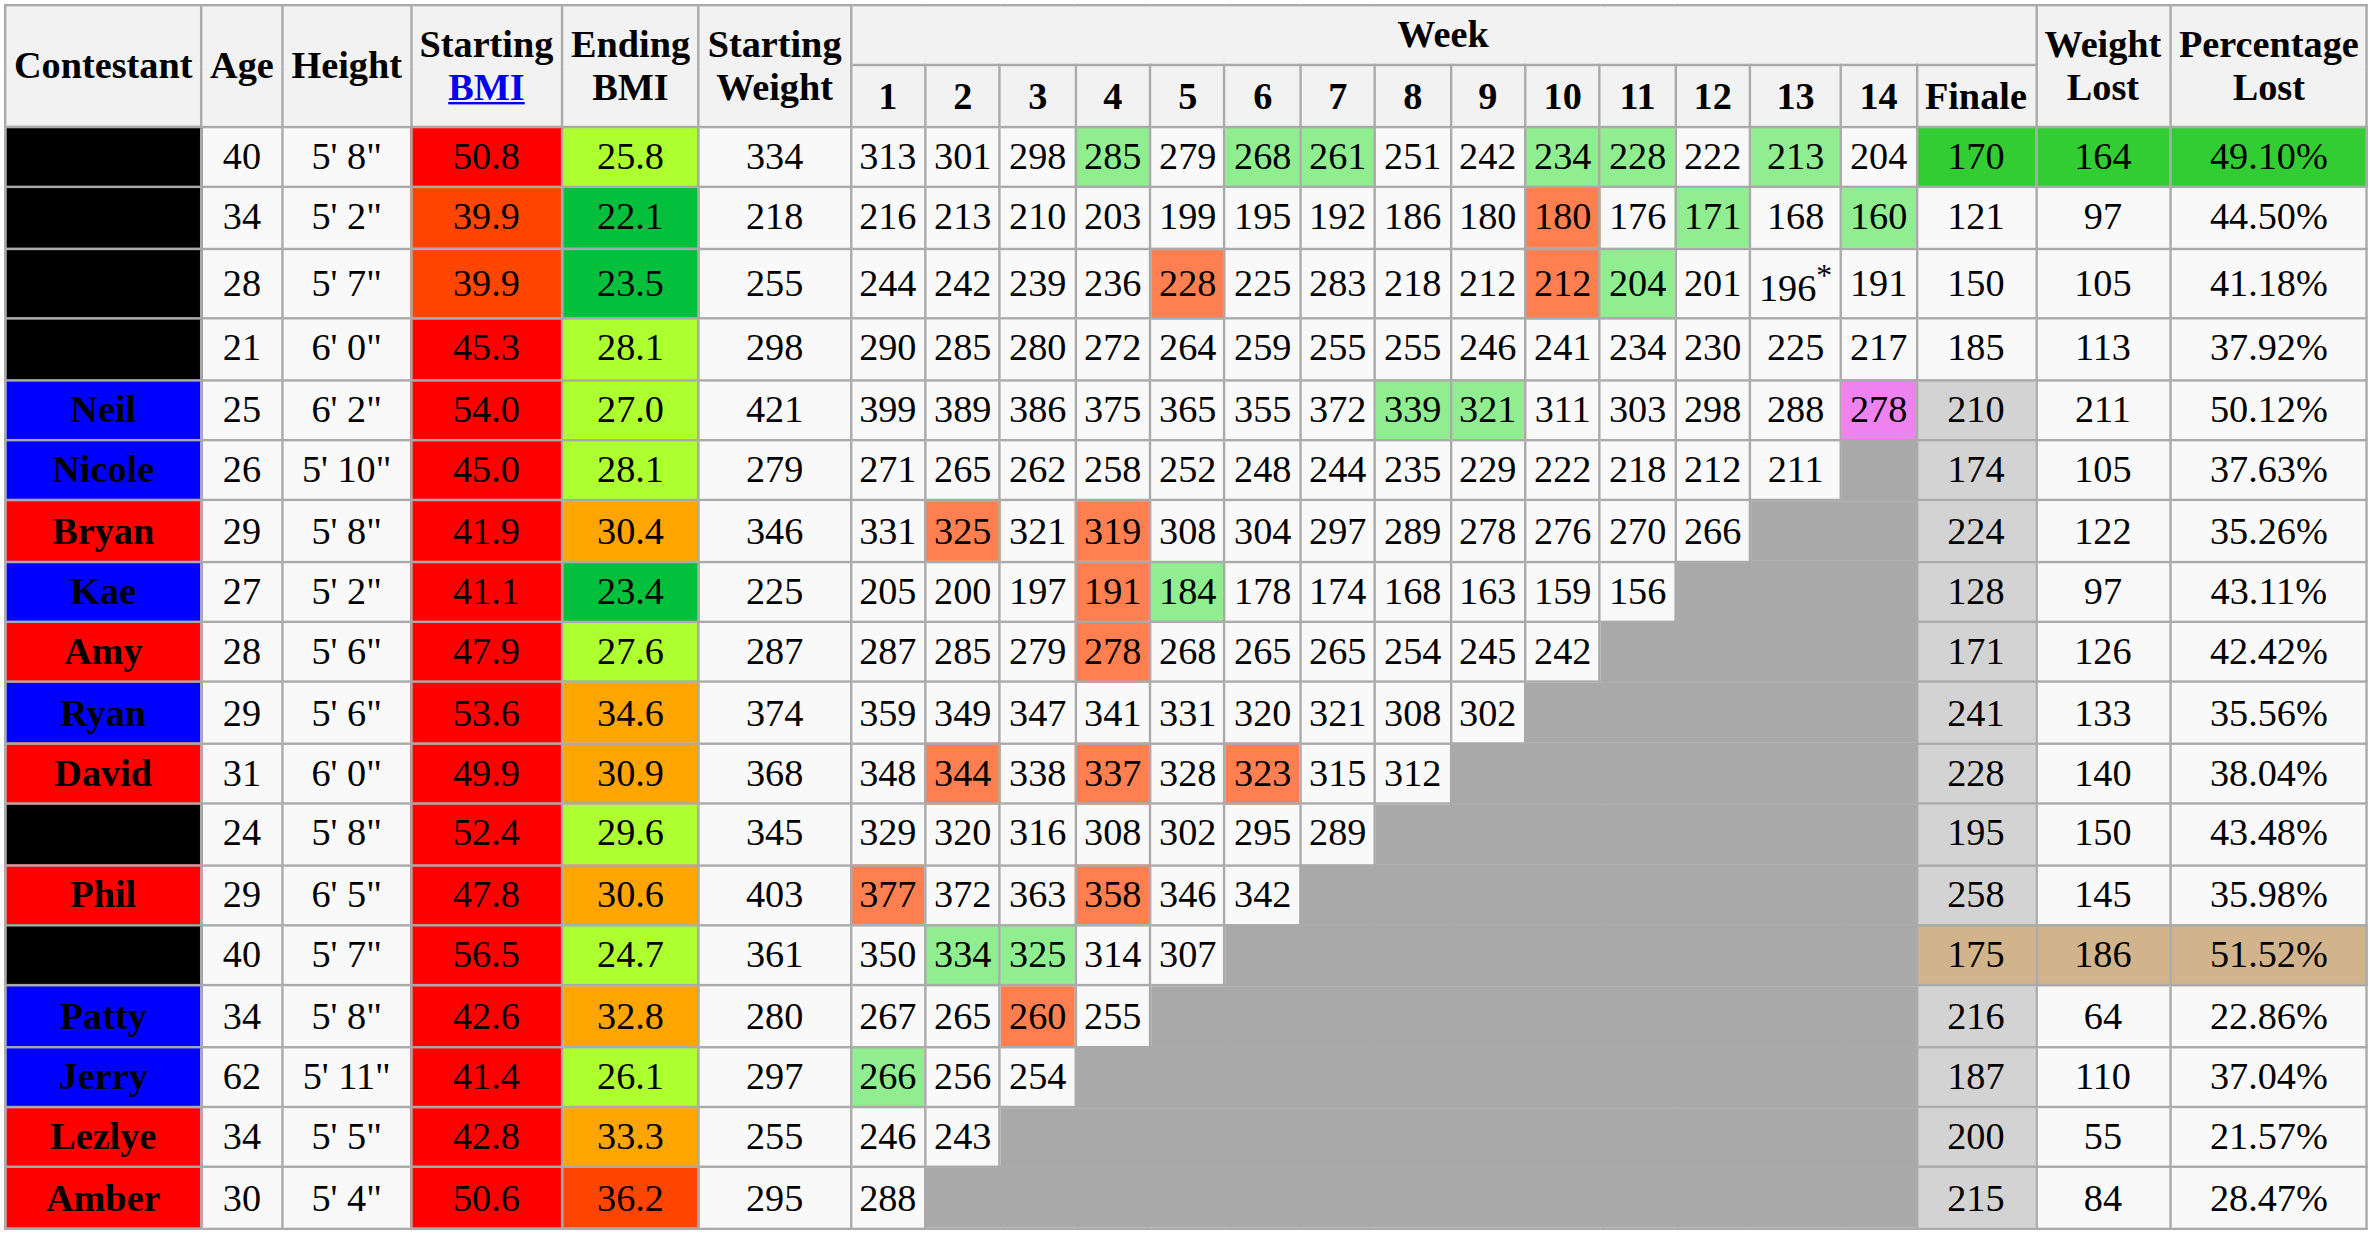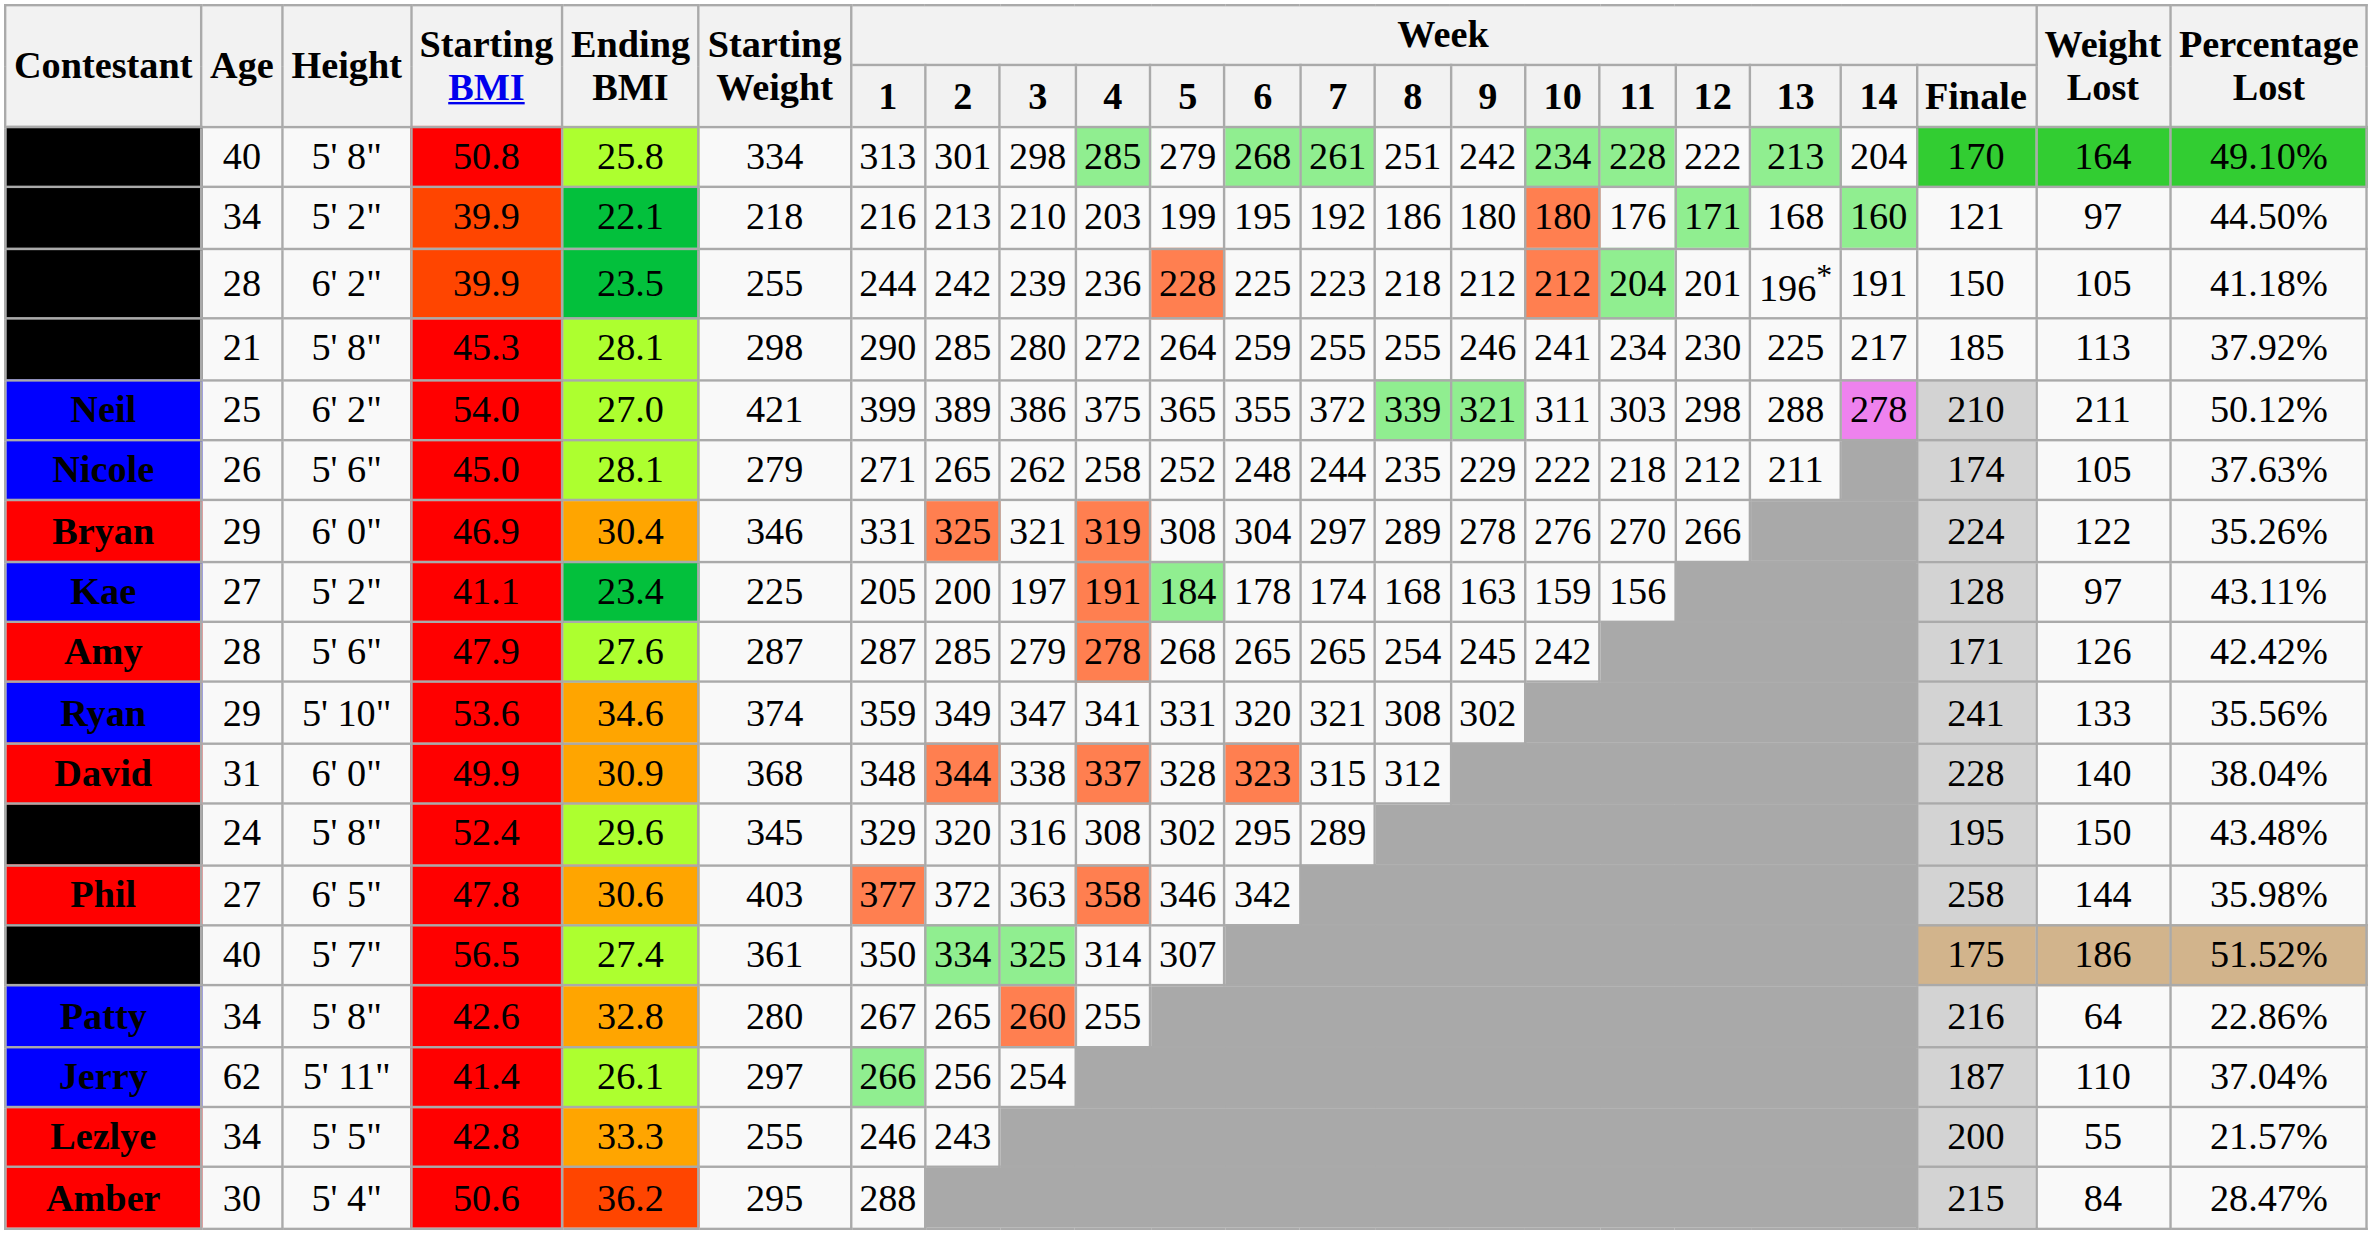(347, 282) 5' 7" -> (347, 282) 6' 2"
(1338, 282) 283 -> (1338, 282) 223
(347, 348) 6' 0" -> (347, 348) 5' 8"
(347, 469) 5' 10" -> (347, 469) 5' 6"
(347, 530) 5' 8" -> (347, 530) 6' 0"
(486, 530) 41.9 -> (486, 530) 46.9
(347, 712) 5' 6" -> (347, 712) 5' 10"
(242, 894) 29 -> (242, 894) 27
(2103, 894) 145 -> (2103, 894) 144
(631, 954) 24.7 -> (631, 954) 27.4
